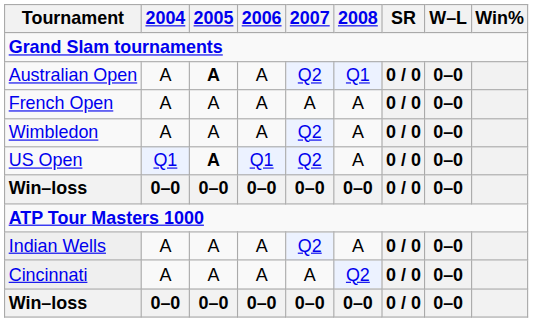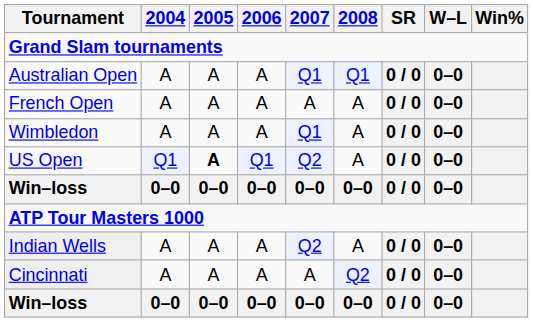(214, 75) bold -> (214, 75) normal
(310, 75) Q2 -> (310, 75) Q1
(310, 132) Q2 -> (310, 132) Q1
